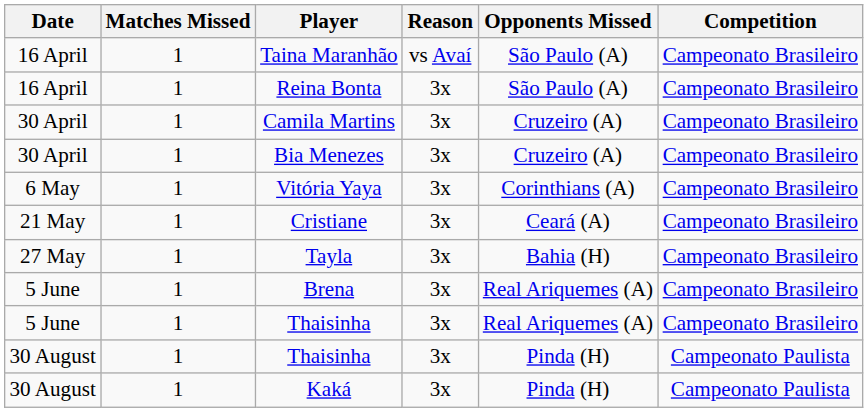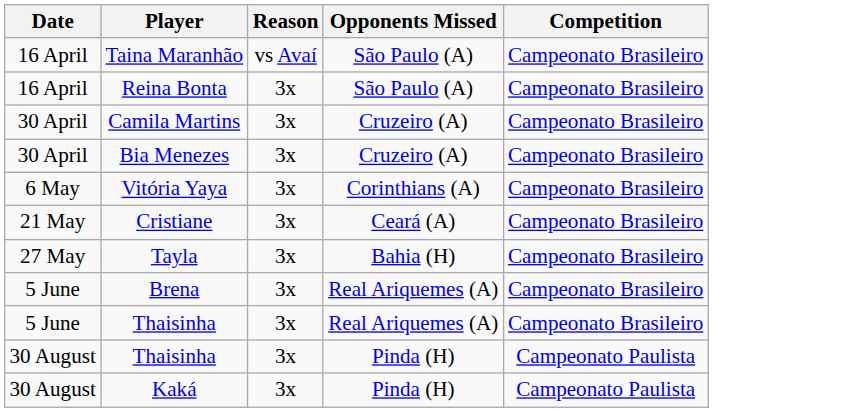- column: (178, 21)
